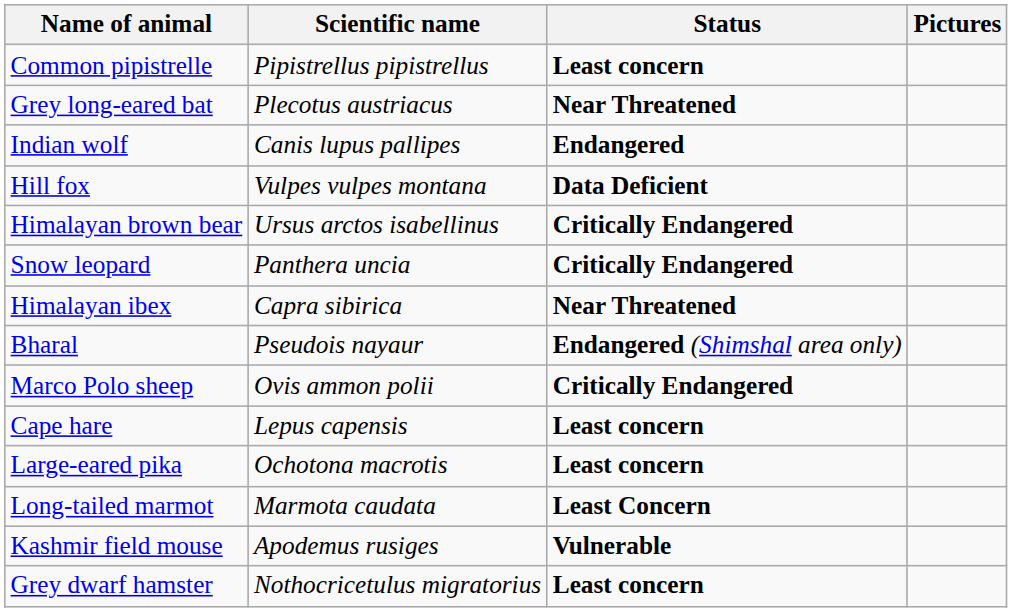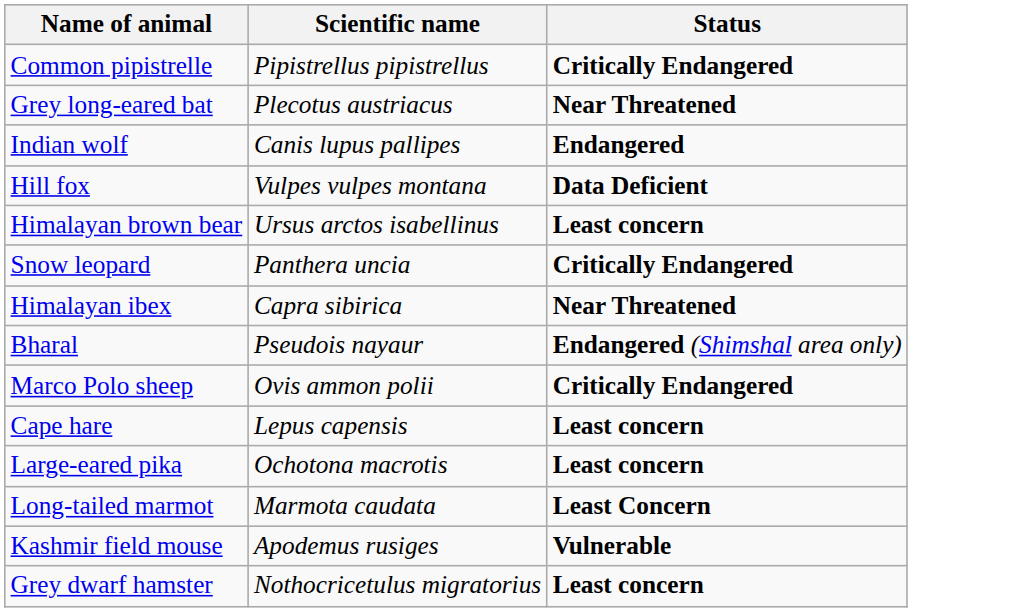- column: (957, 24)
(628, 64) Least concern -> (673, 64) Critically Endangered
(673, 225) Critically Endangered -> (628, 225) Least concern
